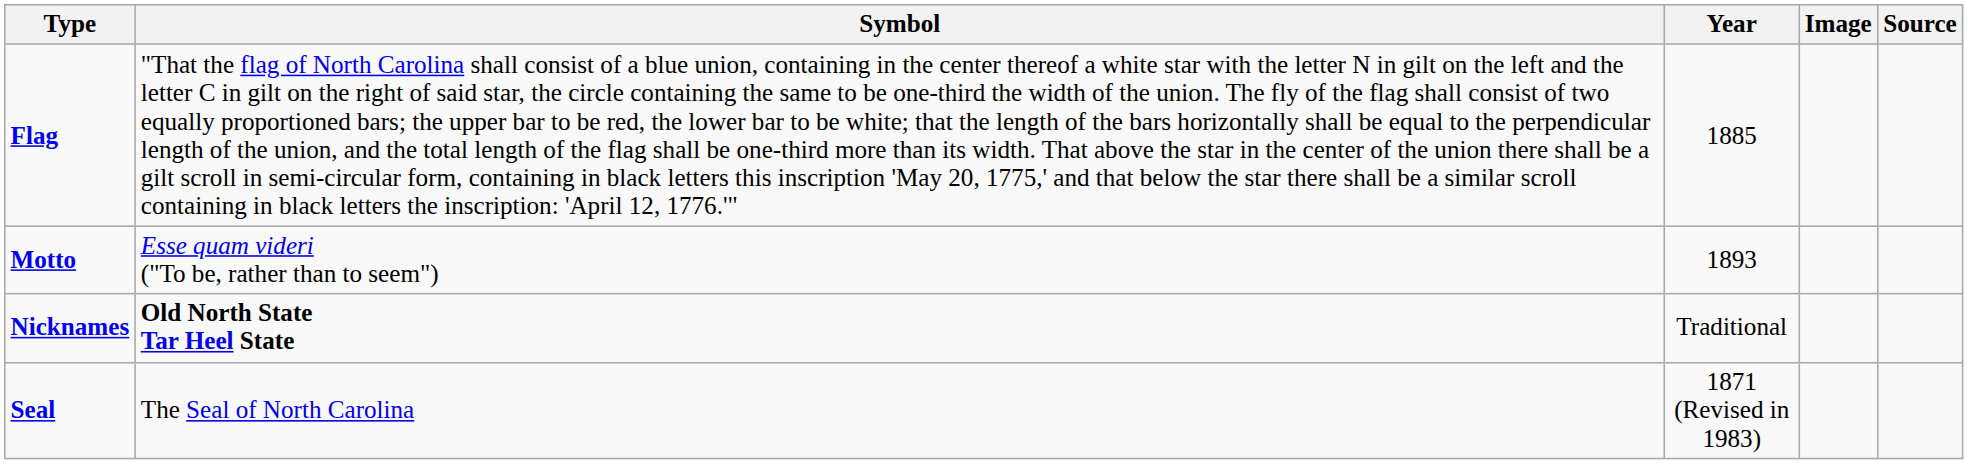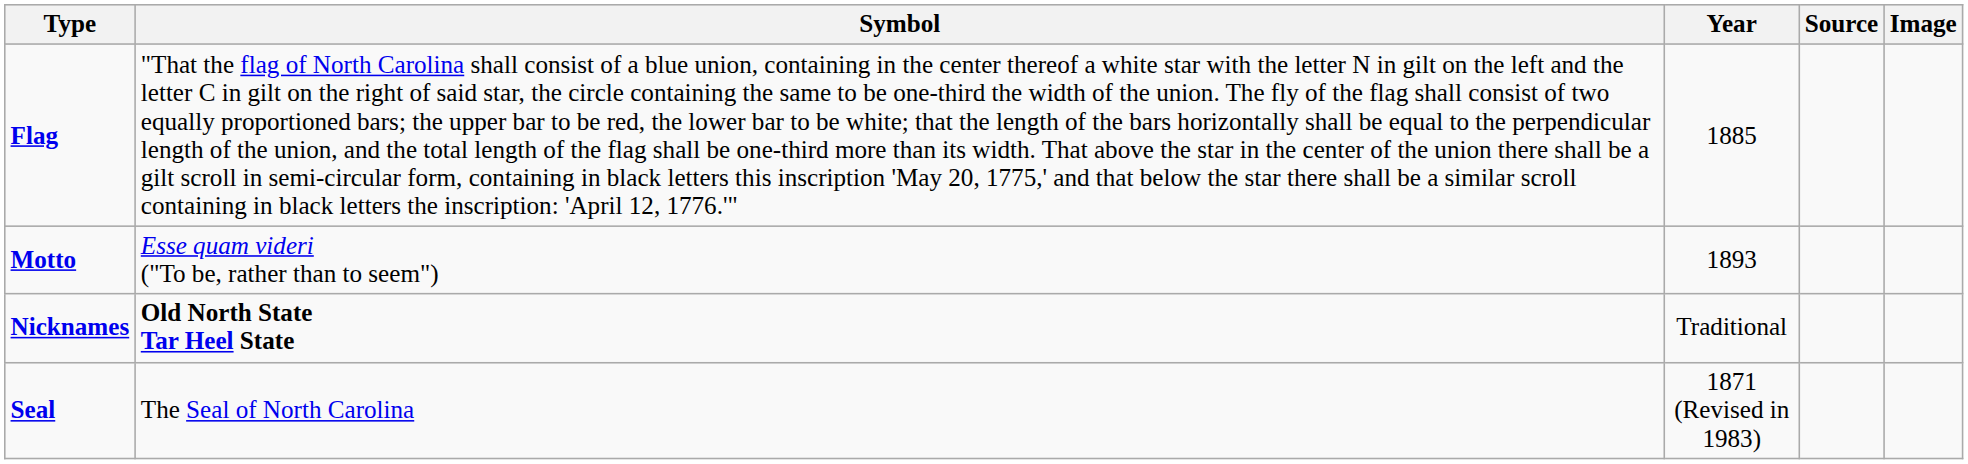columns swapped: (1838, 24) <-> (1920, 24)
